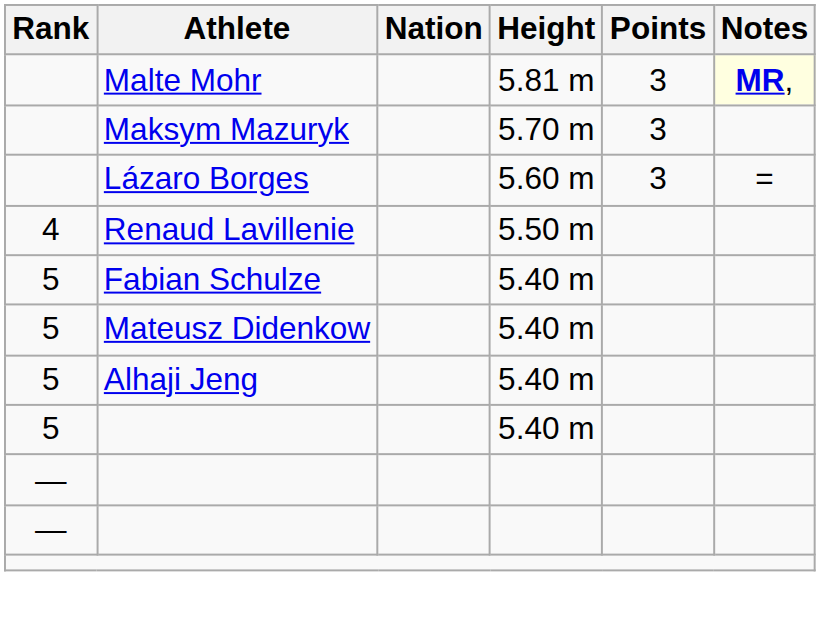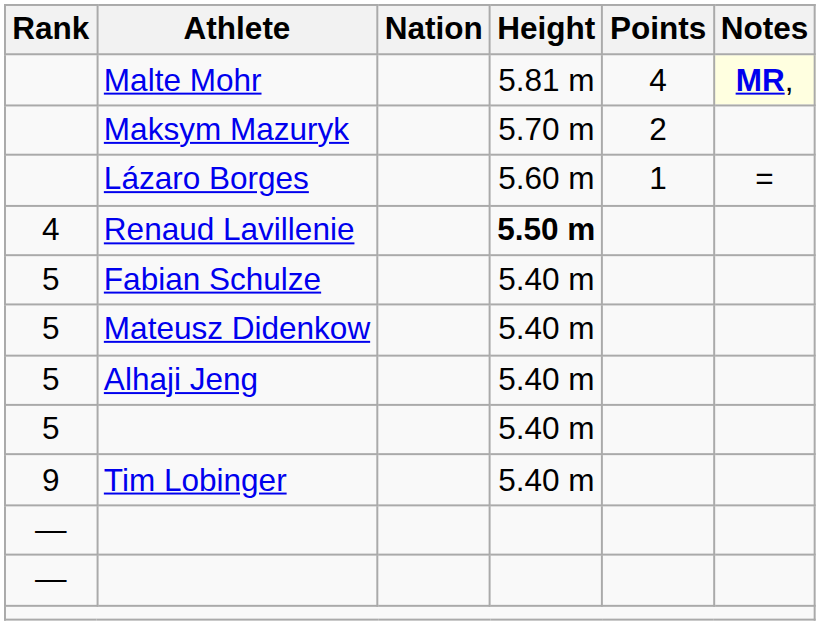(658, 79) 3 -> (658, 79) 4
(658, 129) 3 -> (658, 129) 2
(658, 179) 3 -> (658, 179) 1
(546, 229) normal -> (546, 229) bold
+ row: (51, 479)
